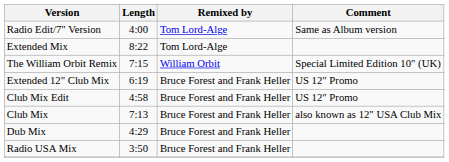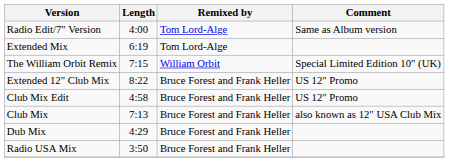(139, 47) 8:22 -> (139, 47) 6:19
(139, 81) 6:19 -> (139, 81) 8:22
